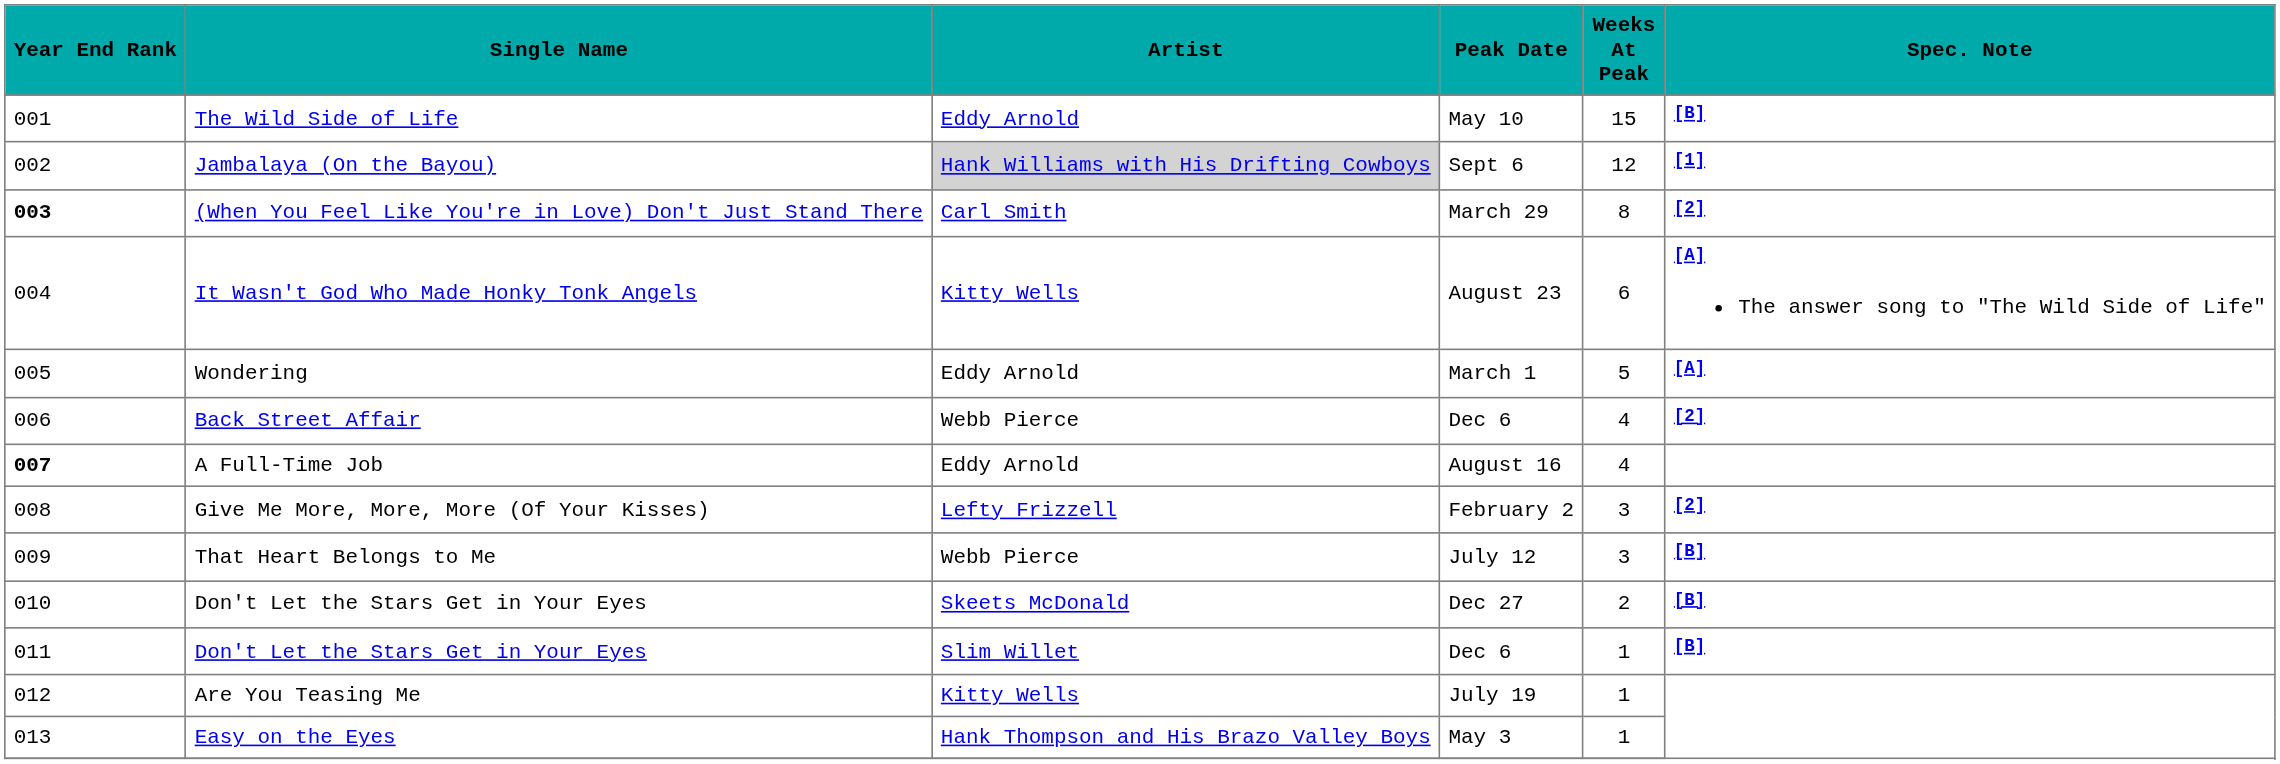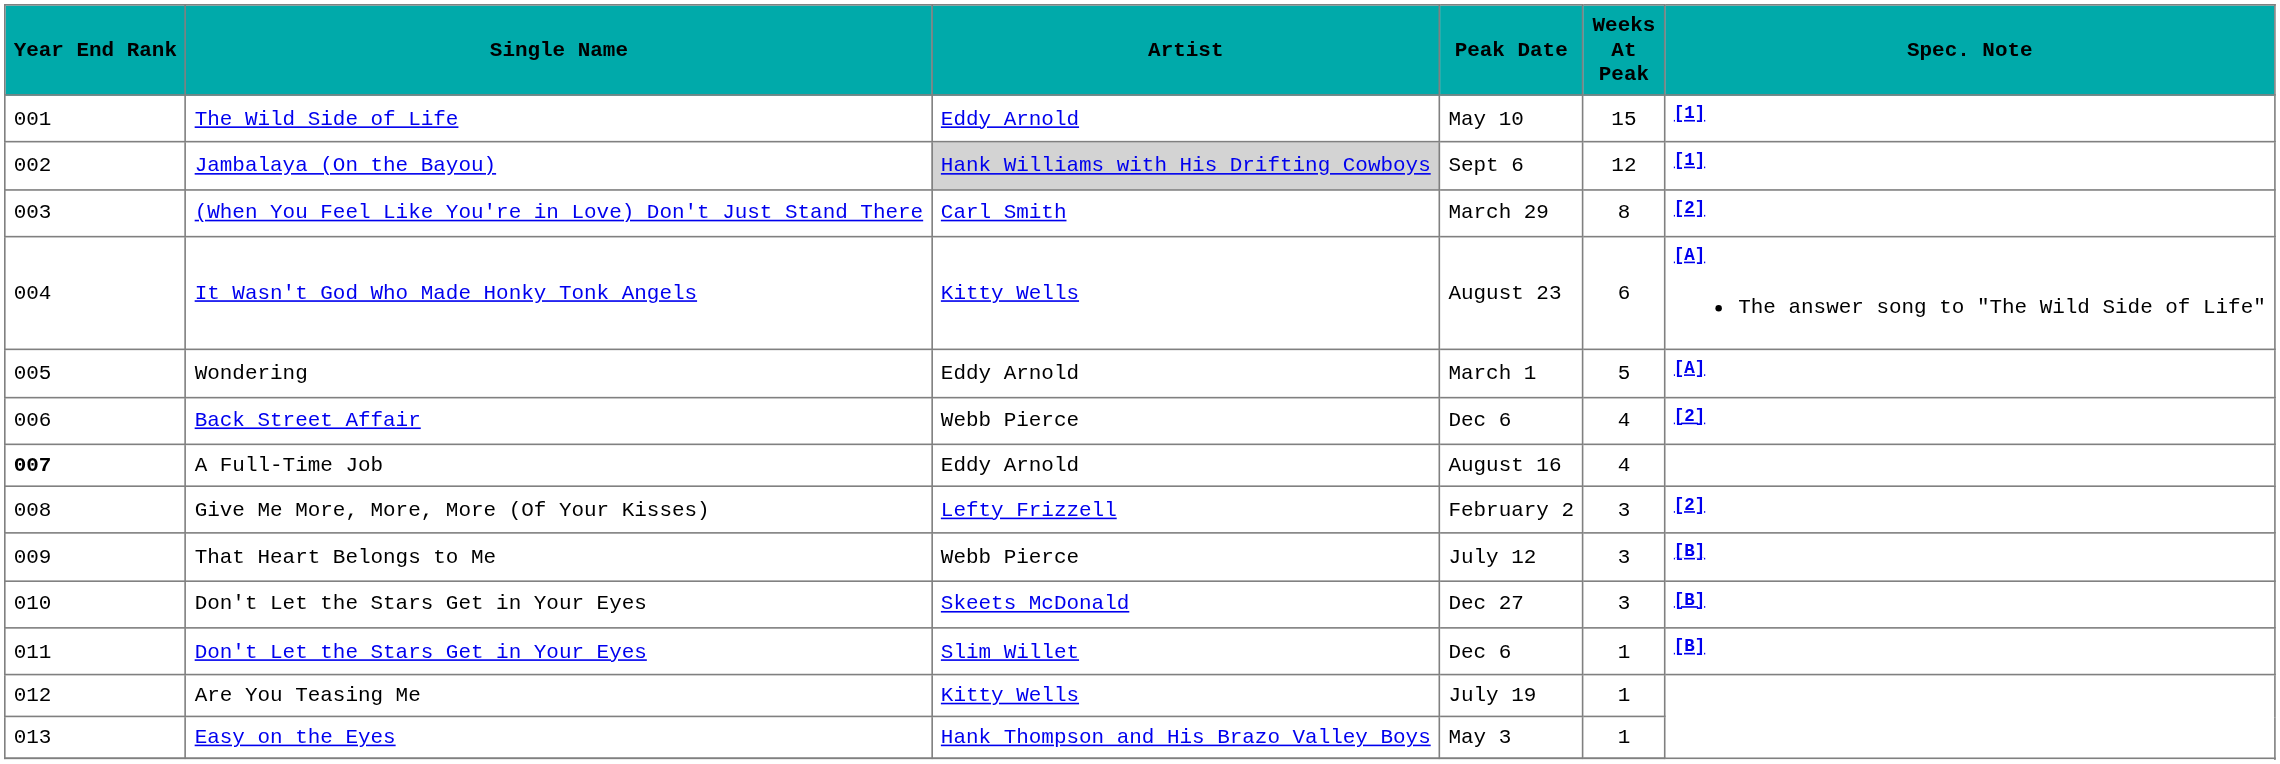(1690, 113) [B] -> (1690, 113) [1]
(33, 213) bold -> (33, 213) normal
(1624, 604) 2 -> (1624, 604) 3
